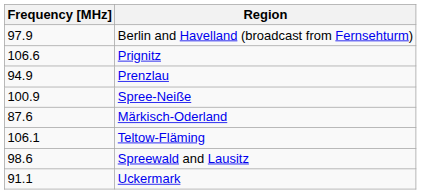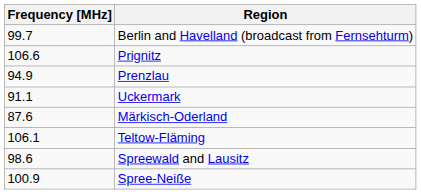(20, 35) 97.9 -> (20, 35) 99.7
rows swapped: (149, 179) <-> (155, 96)
